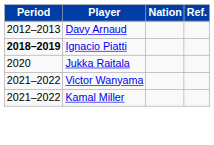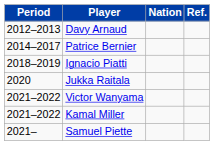+ row: (101, 47)
(34, 47) bold -> (34, 64) normal
+ row: (99, 132)
